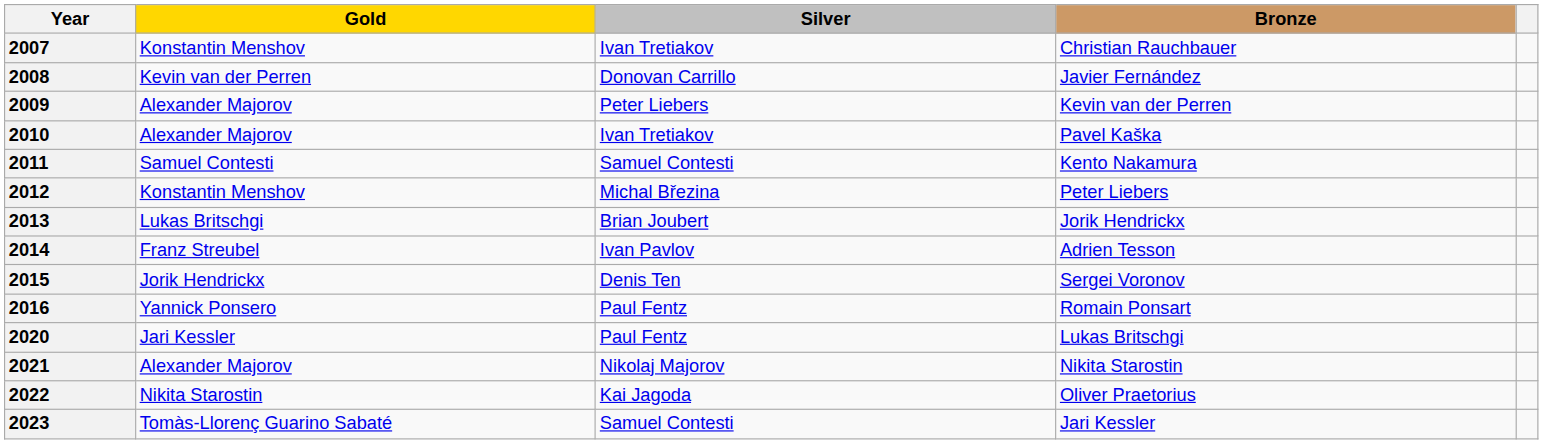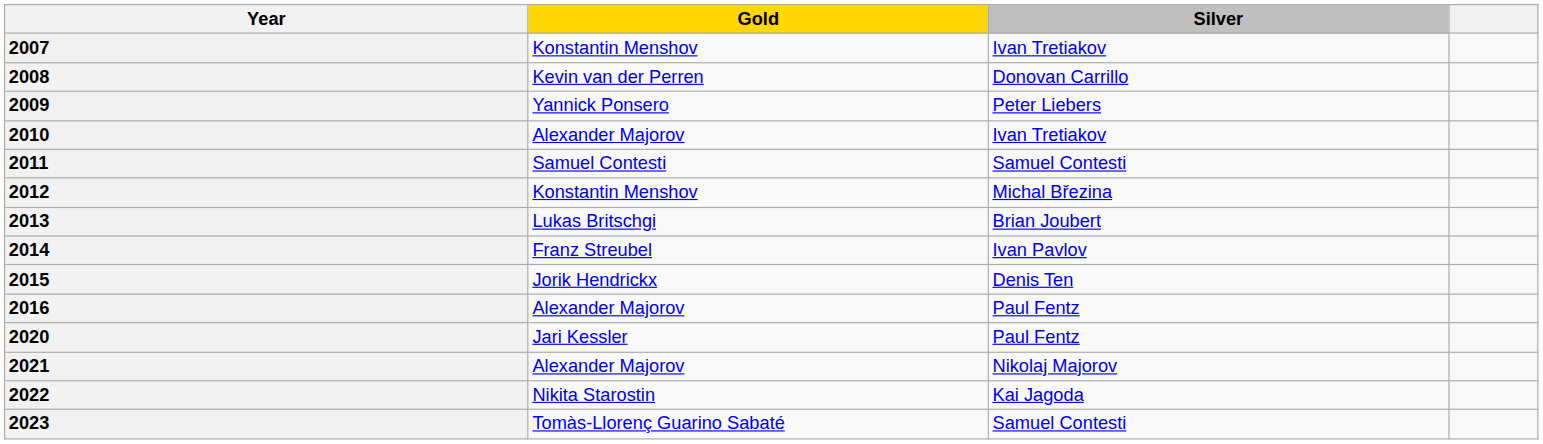- column: (1286, 18)
(216, 105) Alexander Majorov -> (601, 105) Yannick Ponsero
(208, 308) Yannick Ponsero -> (608, 308) Alexander Majorov
